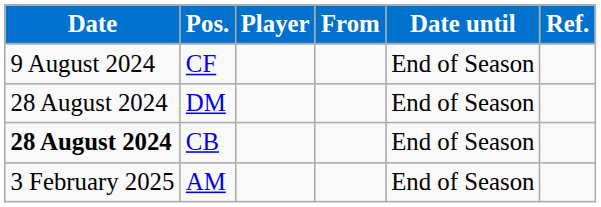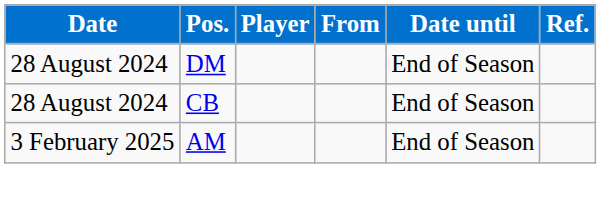- row: (201, 63)
(91, 142) bold -> (89, 102) normal
